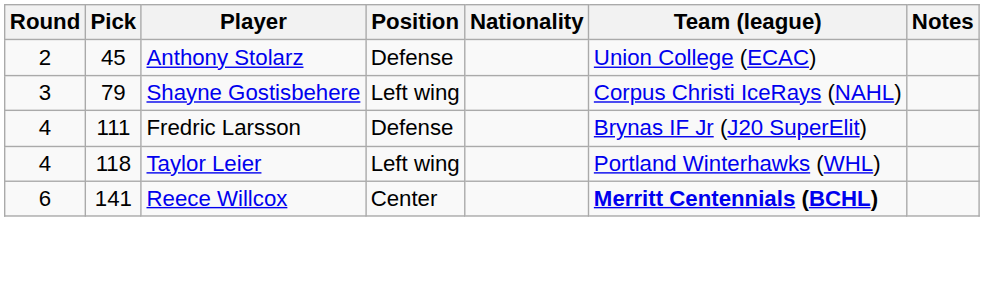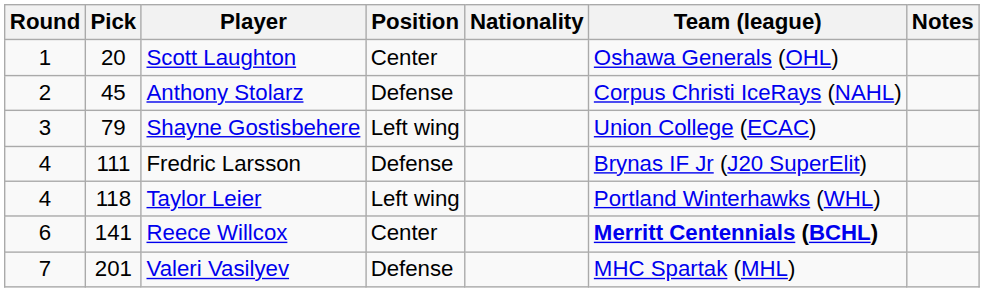+ row: (221, 57)
(705, 57) Union College (ECAC) -> (748, 92) Corpus Christi IceRays (NAHL)
(748, 92) Corpus Christi IceRays (NAHL) -> (705, 127) Union College (ECAC)
+ row: (218, 269)
